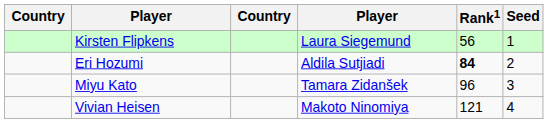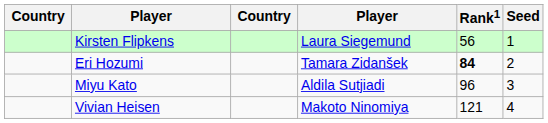(343, 63) Aldila Sutjiadi -> (354, 63) Tamara Zidanšek
(354, 85) Tamara Zidanšek -> (343, 85) Aldila Sutjiadi
